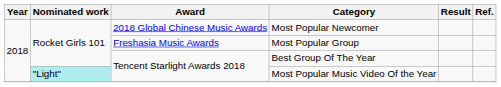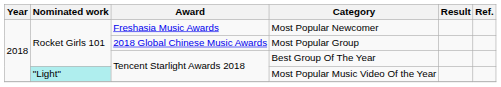(190, 27) 2018 Global Chinese Music Awards -> (166, 27) Freshasia Music Awards
(166, 43) Freshasia Music Awards -> (190, 43) 2018 Global Chinese Music Awards
